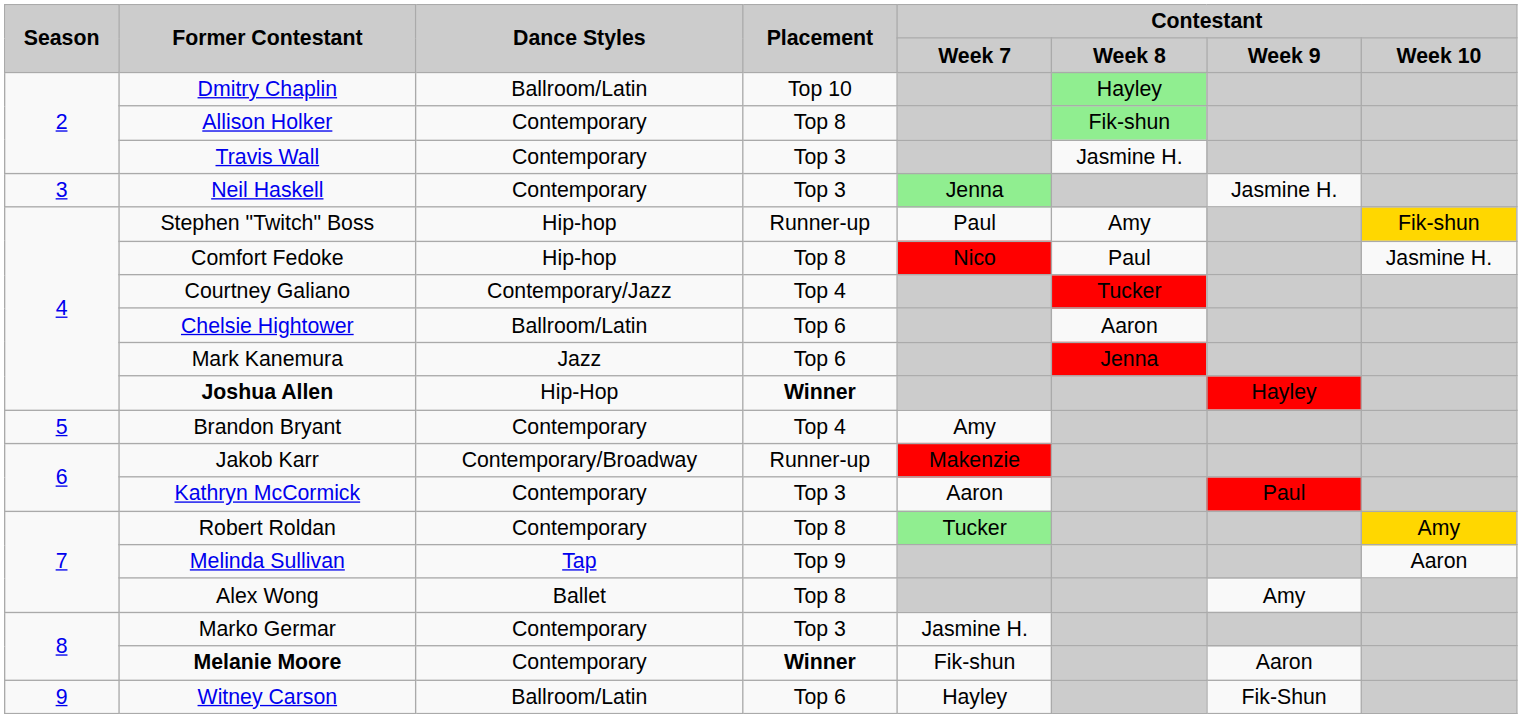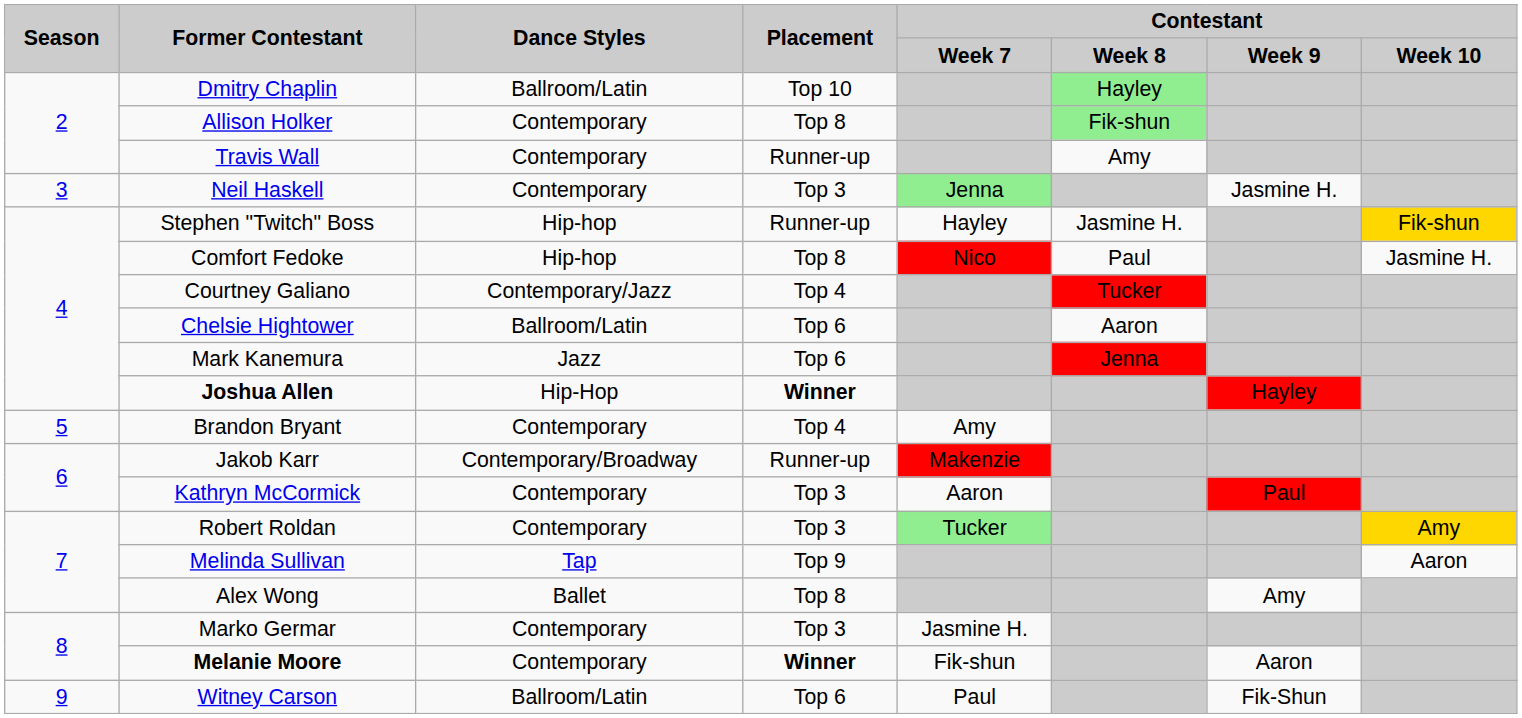(820, 156) Top 3 -> (820, 156) Runner-up
(1129, 156) Jasmine H. -> (1129, 156) Amy
(975, 223) Paul -> (975, 223) Hayley
(1129, 223) Amy -> (1129, 223) Jasmine H.
(820, 527) Top 8 -> (820, 527) Top 3
(975, 696) Hayley -> (975, 696) Paul
